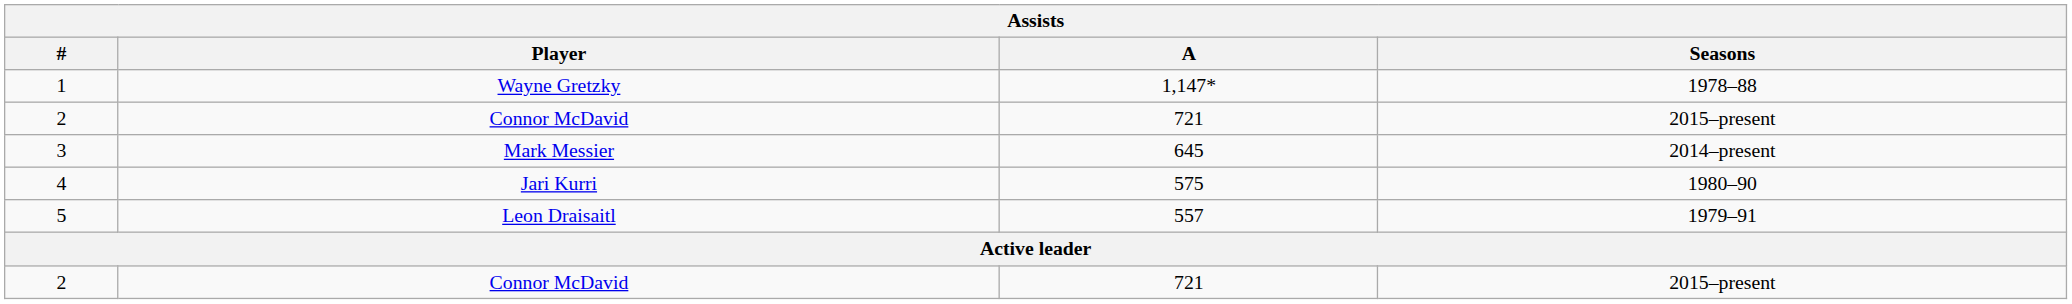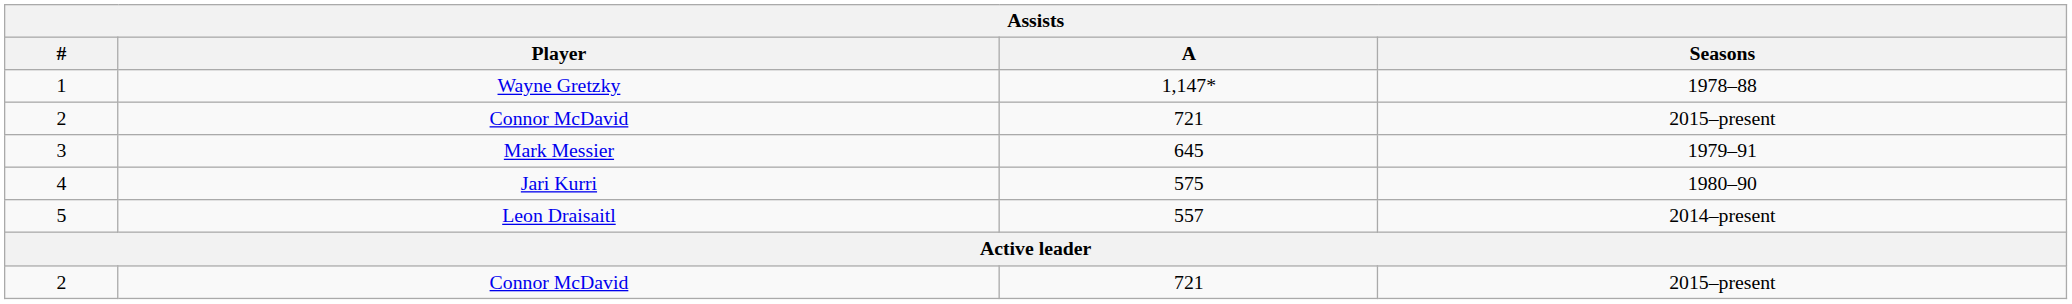(1722, 151) 2014–present -> (1722, 151) 1979–91
(1722, 216) 1979–91 -> (1722, 216) 2014–present
